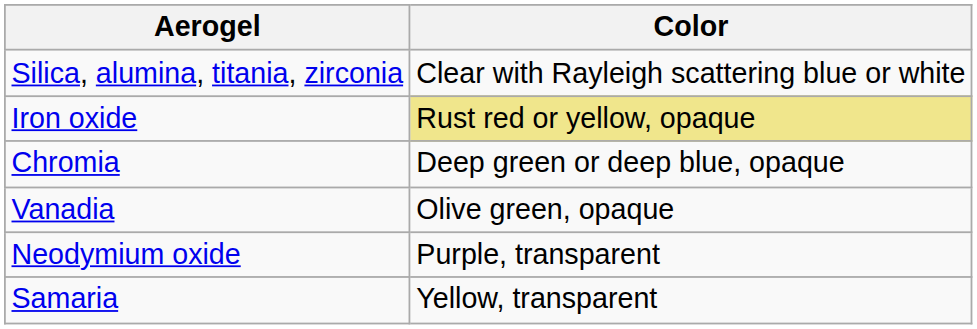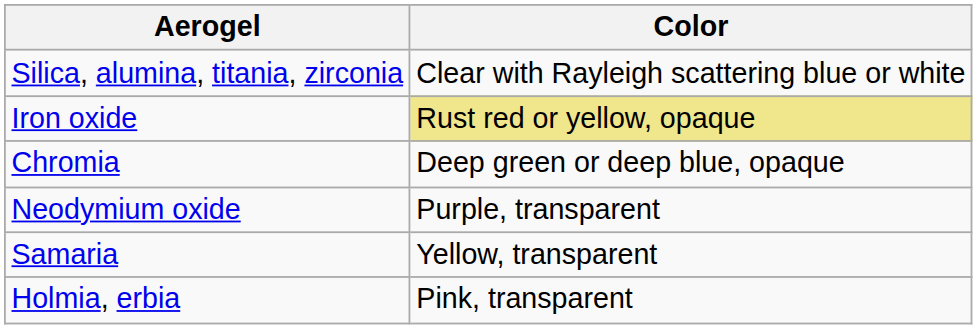- row: (63, 208)
+ row: (96, 299)
